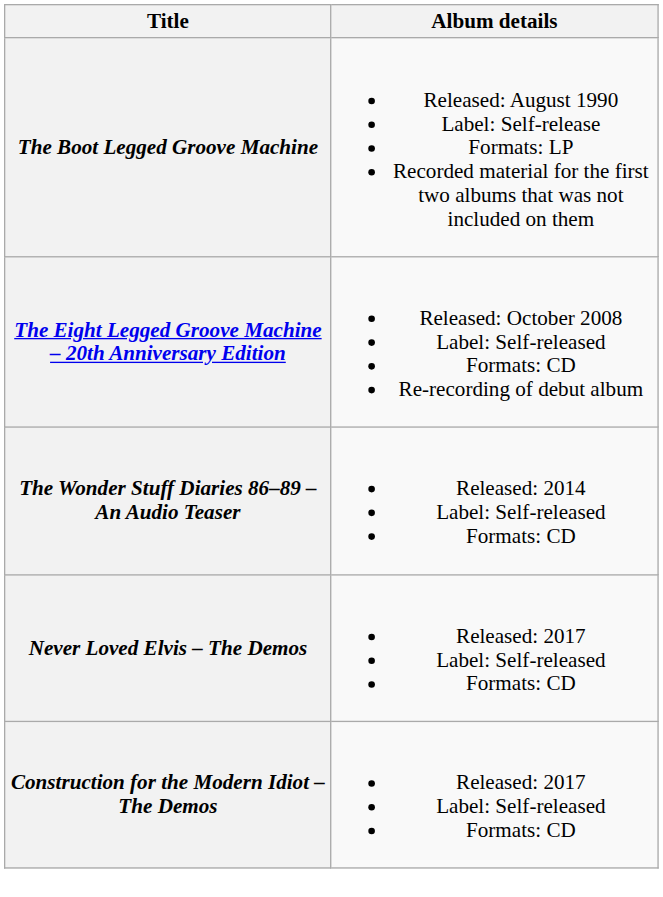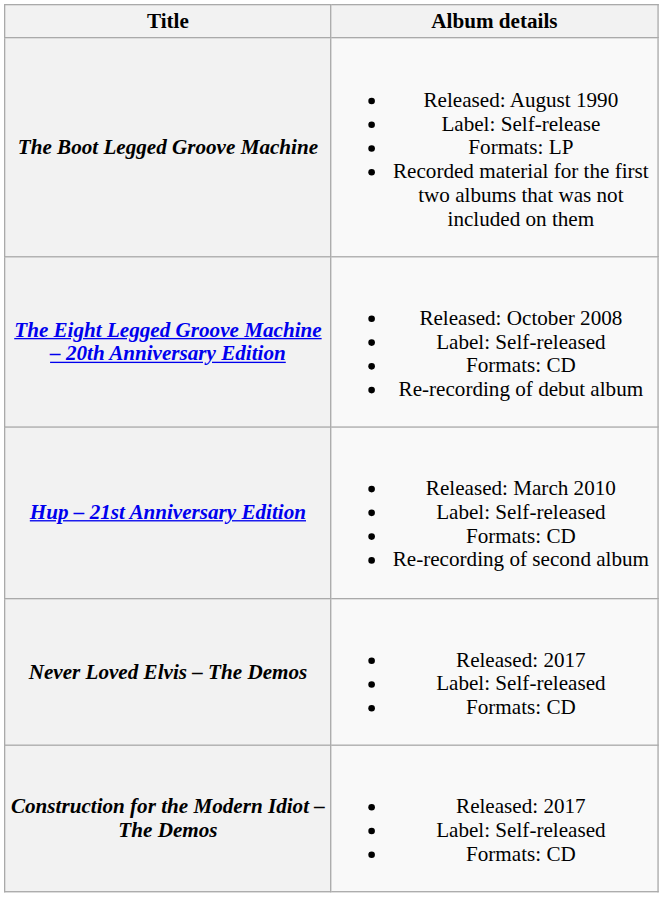+ row: (168, 512)
- row: (168, 500)
